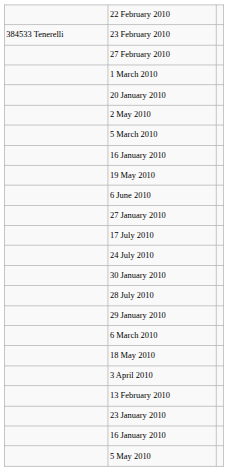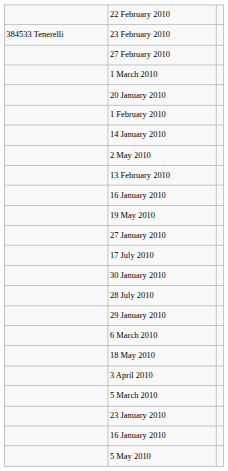+ row: (56, 115)
+ row: (56, 135)
rows swapped: (56, 396) <-> (56, 135)
- row: (56, 195)
- row: (56, 255)
